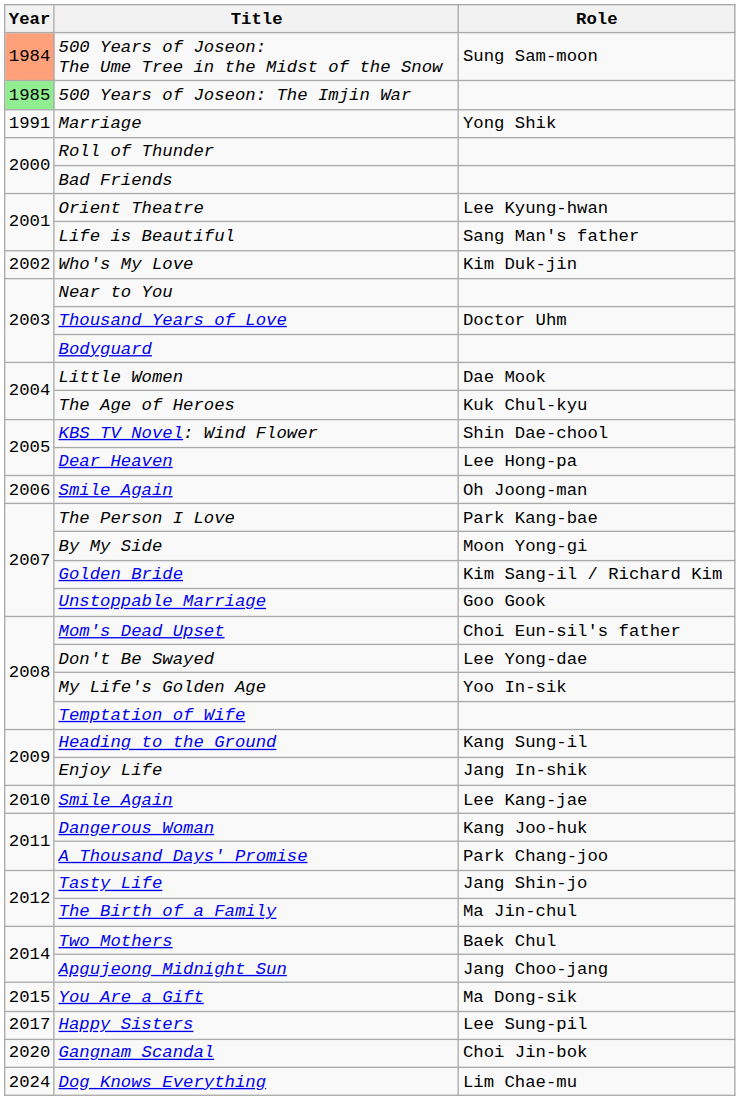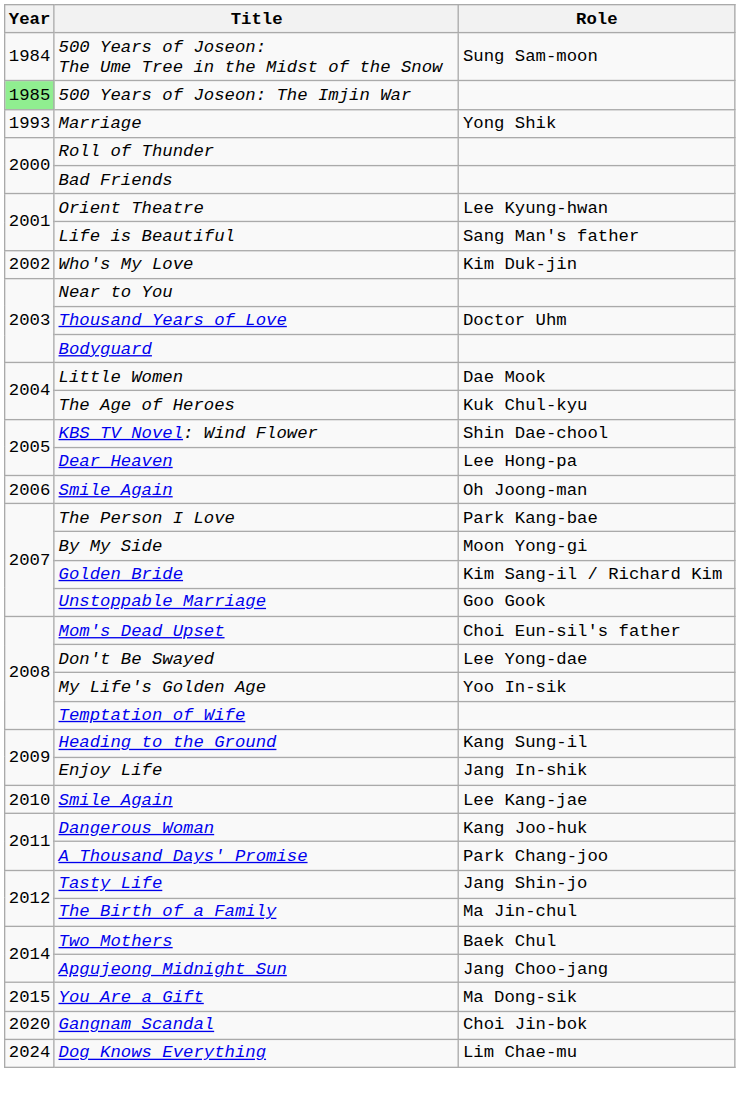(30, 57) lightsalmon background -> (30, 57) no background
(30, 123) 1991 -> (30, 123) 1993
- row: (126, 1025)
